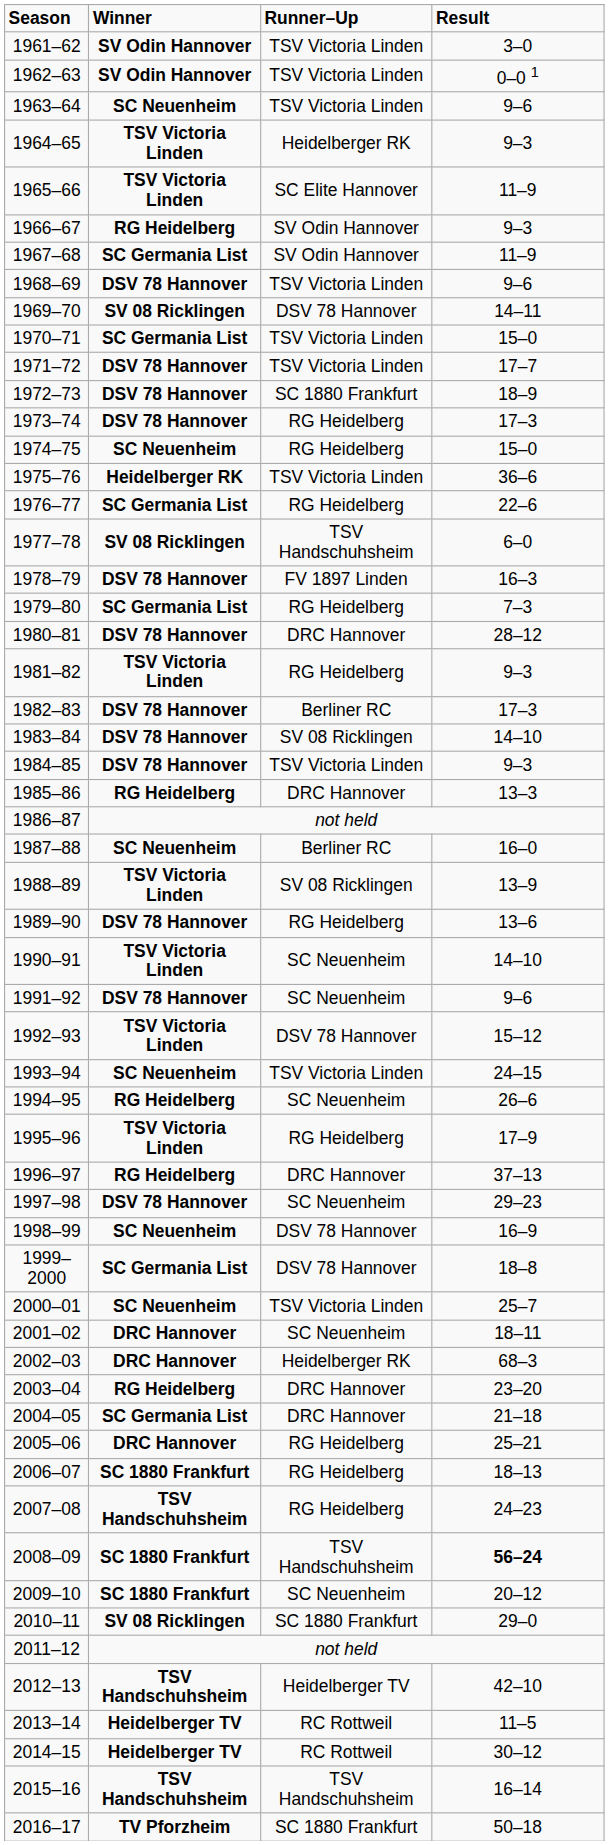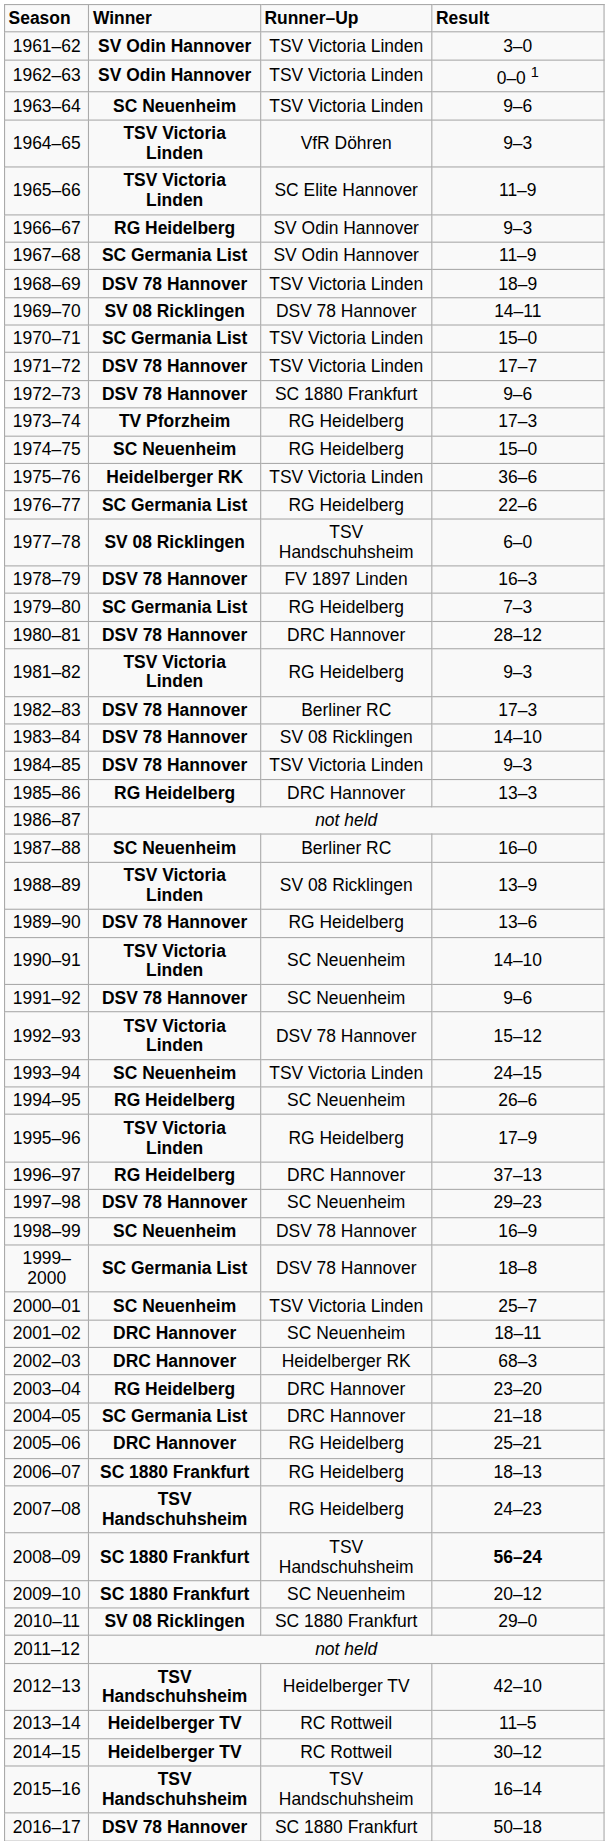(346, 143) Heidelberger RK -> (346, 143) VfR Döhren
(518, 283) 9–6 -> (518, 283) 18–9
(518, 394) 18–9 -> (518, 394) 9–6
(175, 421) DSV 78 Hannover -> (175, 421) TV Pforzheim
(175, 1826) TV Pforzheim -> (175, 1826) DSV 78 Hannover
